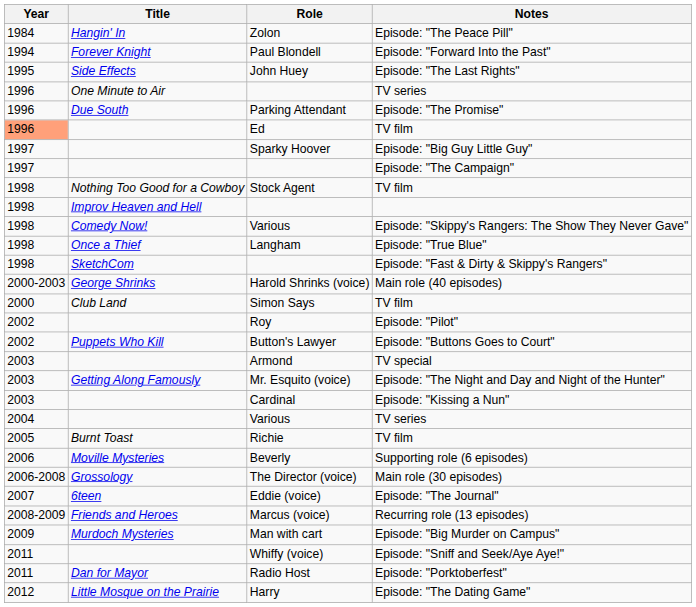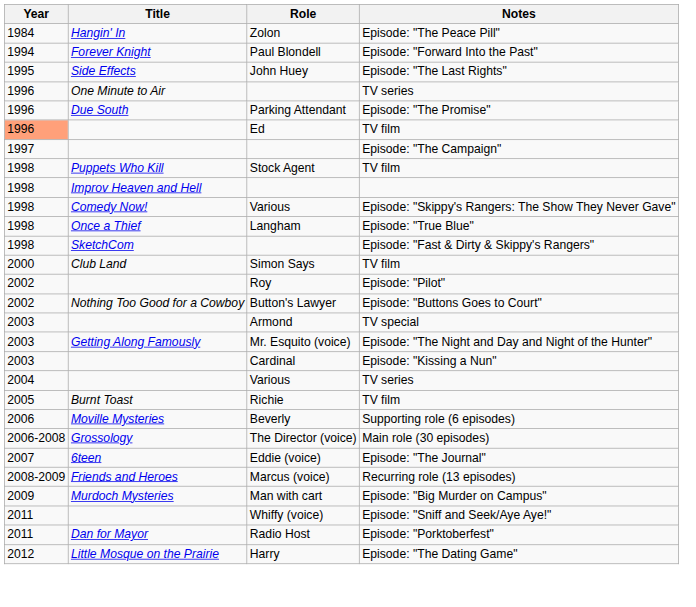- row: (290, 149)
(158, 187) Nothing Too Good for a Cowboy -> (117, 168) Puppets Who Kill
- row: (310, 284)
(117, 341) Puppets Who Kill -> (158, 303) Nothing Too Good for a Cowboy
